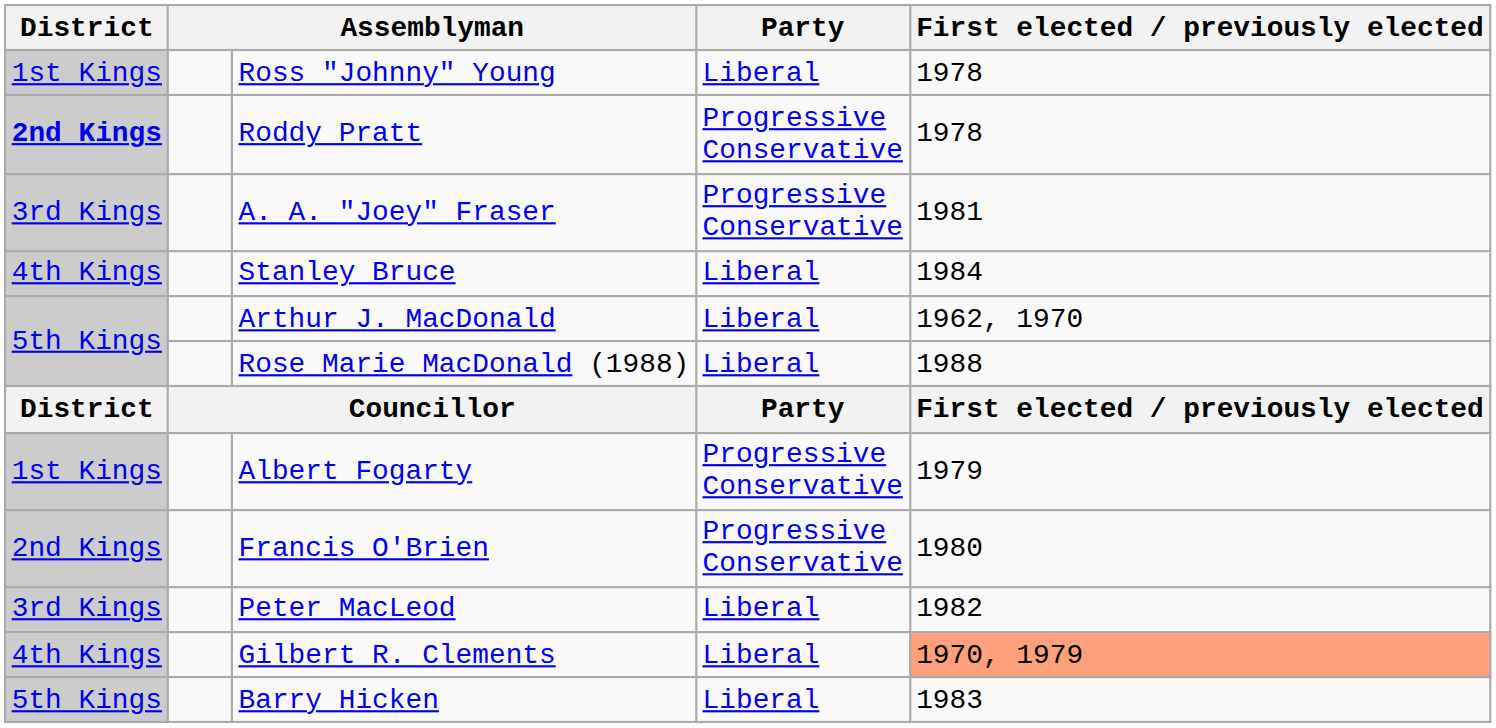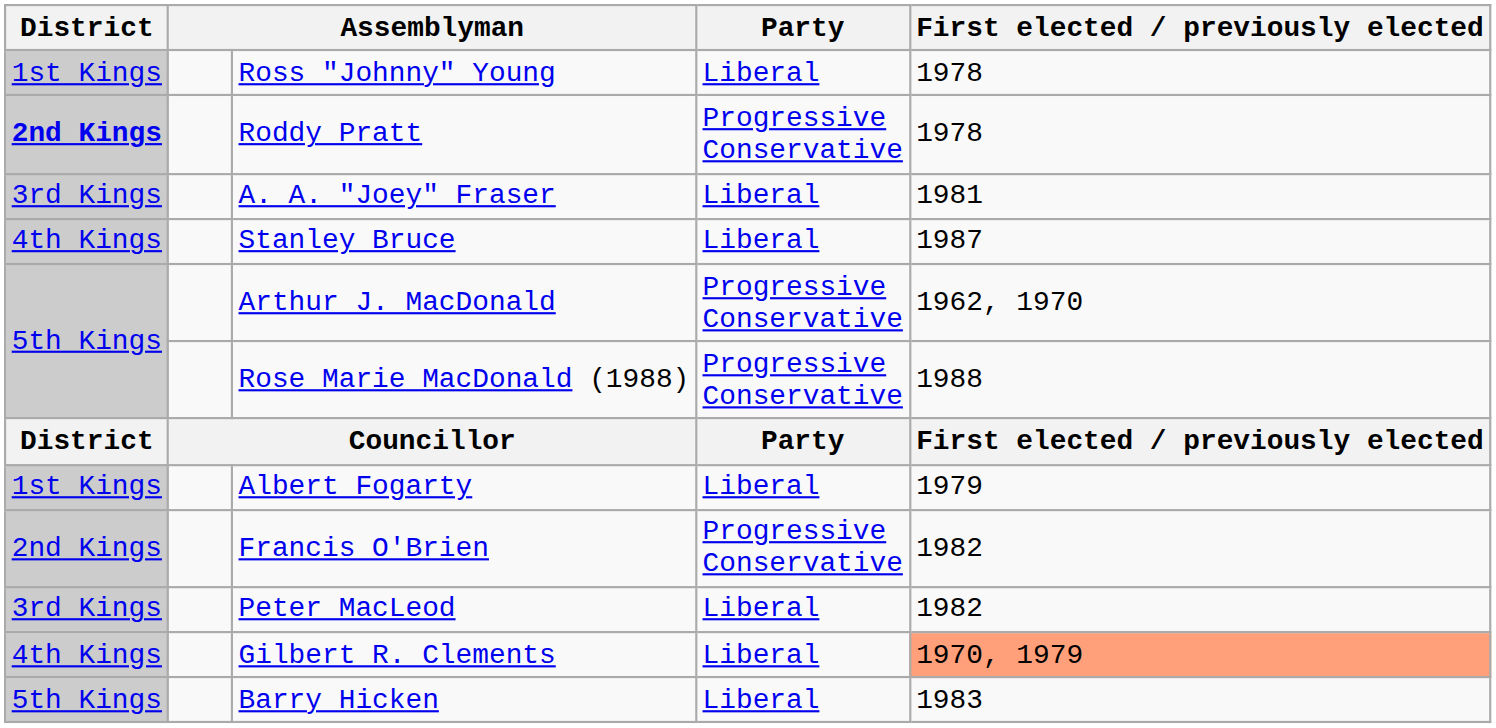(803, 212) Progressive Conservative -> (761, 196) Liberal
(950, 273) 1984 -> (950, 241) 1987
(761, 319) Liberal -> (803, 303) Progressive Conservative
(761, 364) Liberal -> (803, 380) Progressive Conservative
(803, 471) Progressive Conservative -> (761, 487) Liberal
(950, 548) 1980 -> (950, 548) 1982
